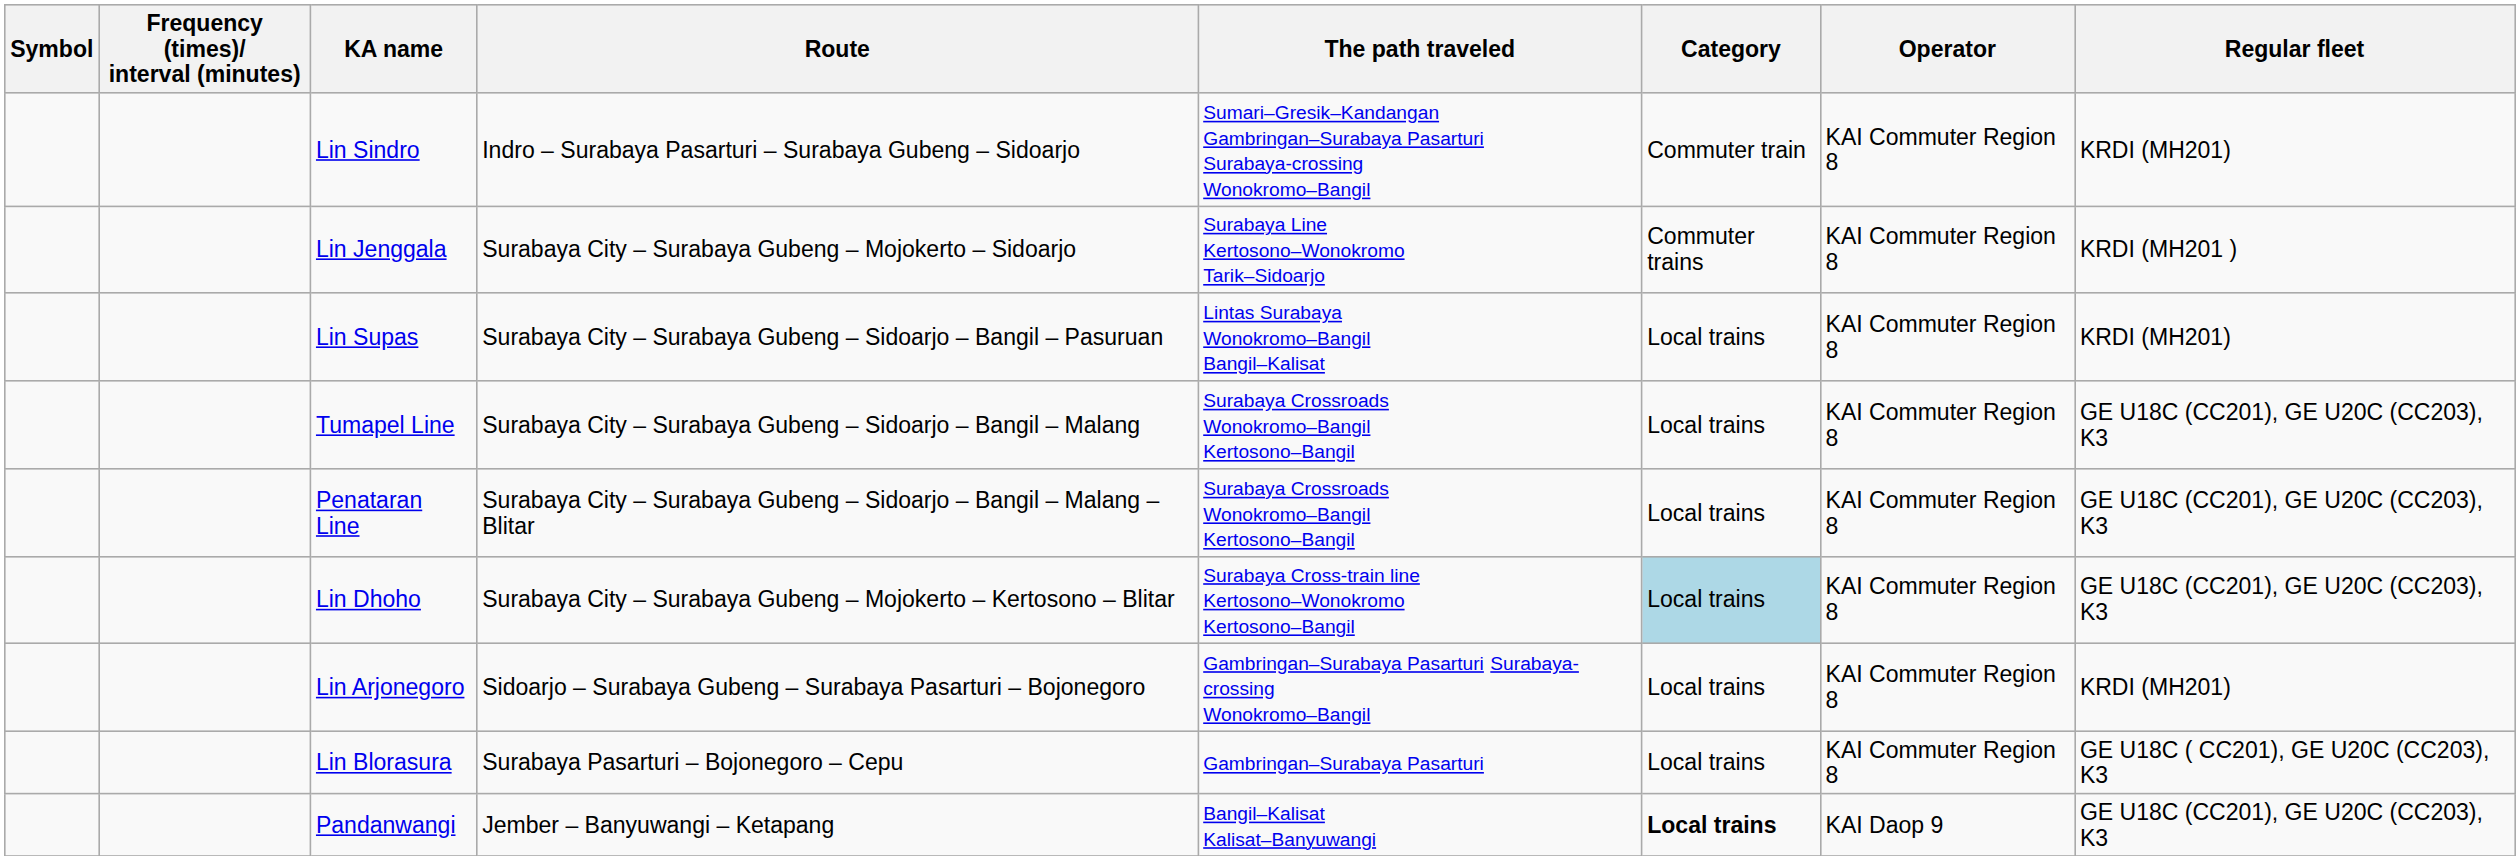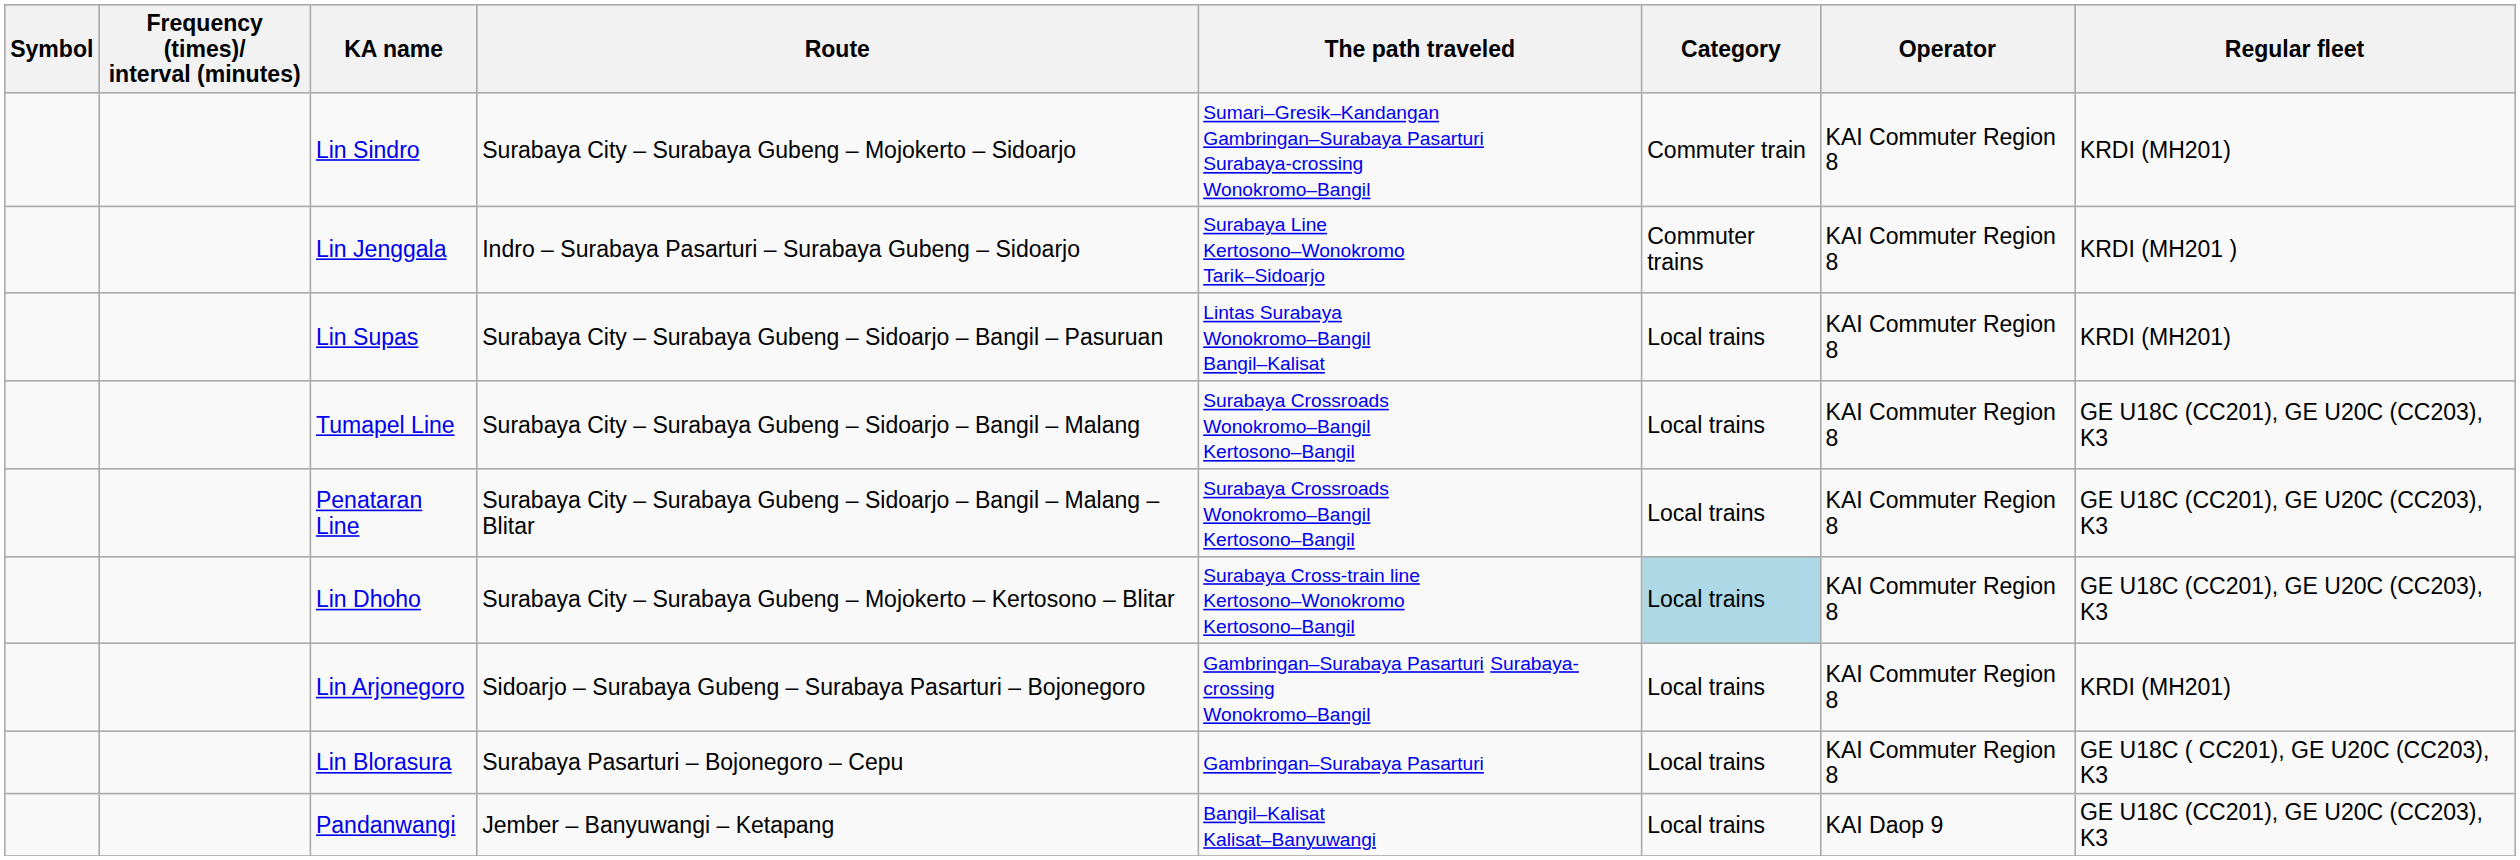(781, 149) Indro – Surabaya Pasarturi – Surabaya Gubeng – Sidoarjo -> (779, 149) Surabaya City – Surabaya Gubeng – Mojokerto – Sidoarjo
(779, 250) Surabaya City – Surabaya Gubeng – Mojokerto – Sidoarjo -> (781, 250) Indro – Surabaya Pasarturi – Surabaya Gubeng – Sidoarjo
(1712, 825) bold -> (1706, 825) normal
